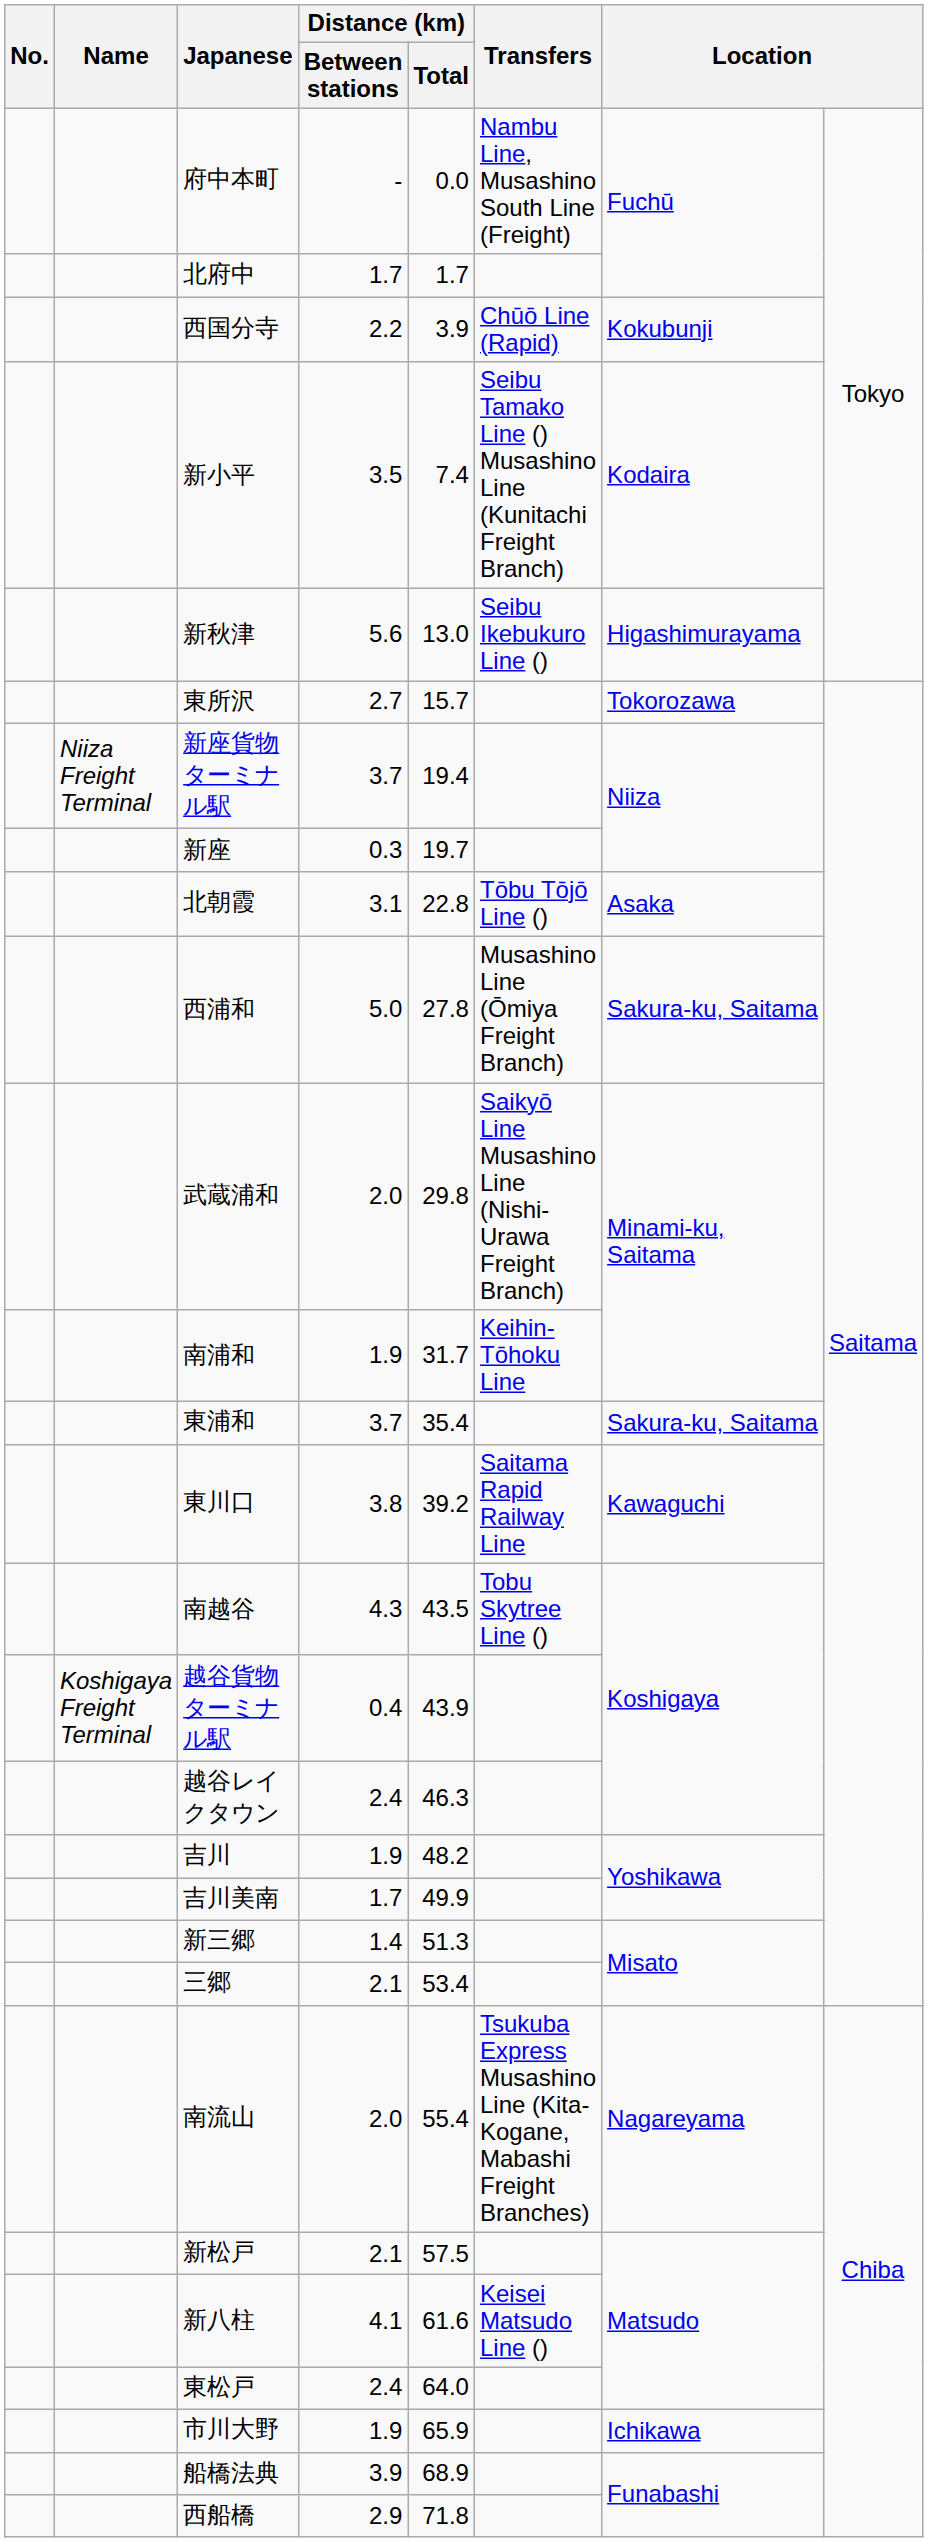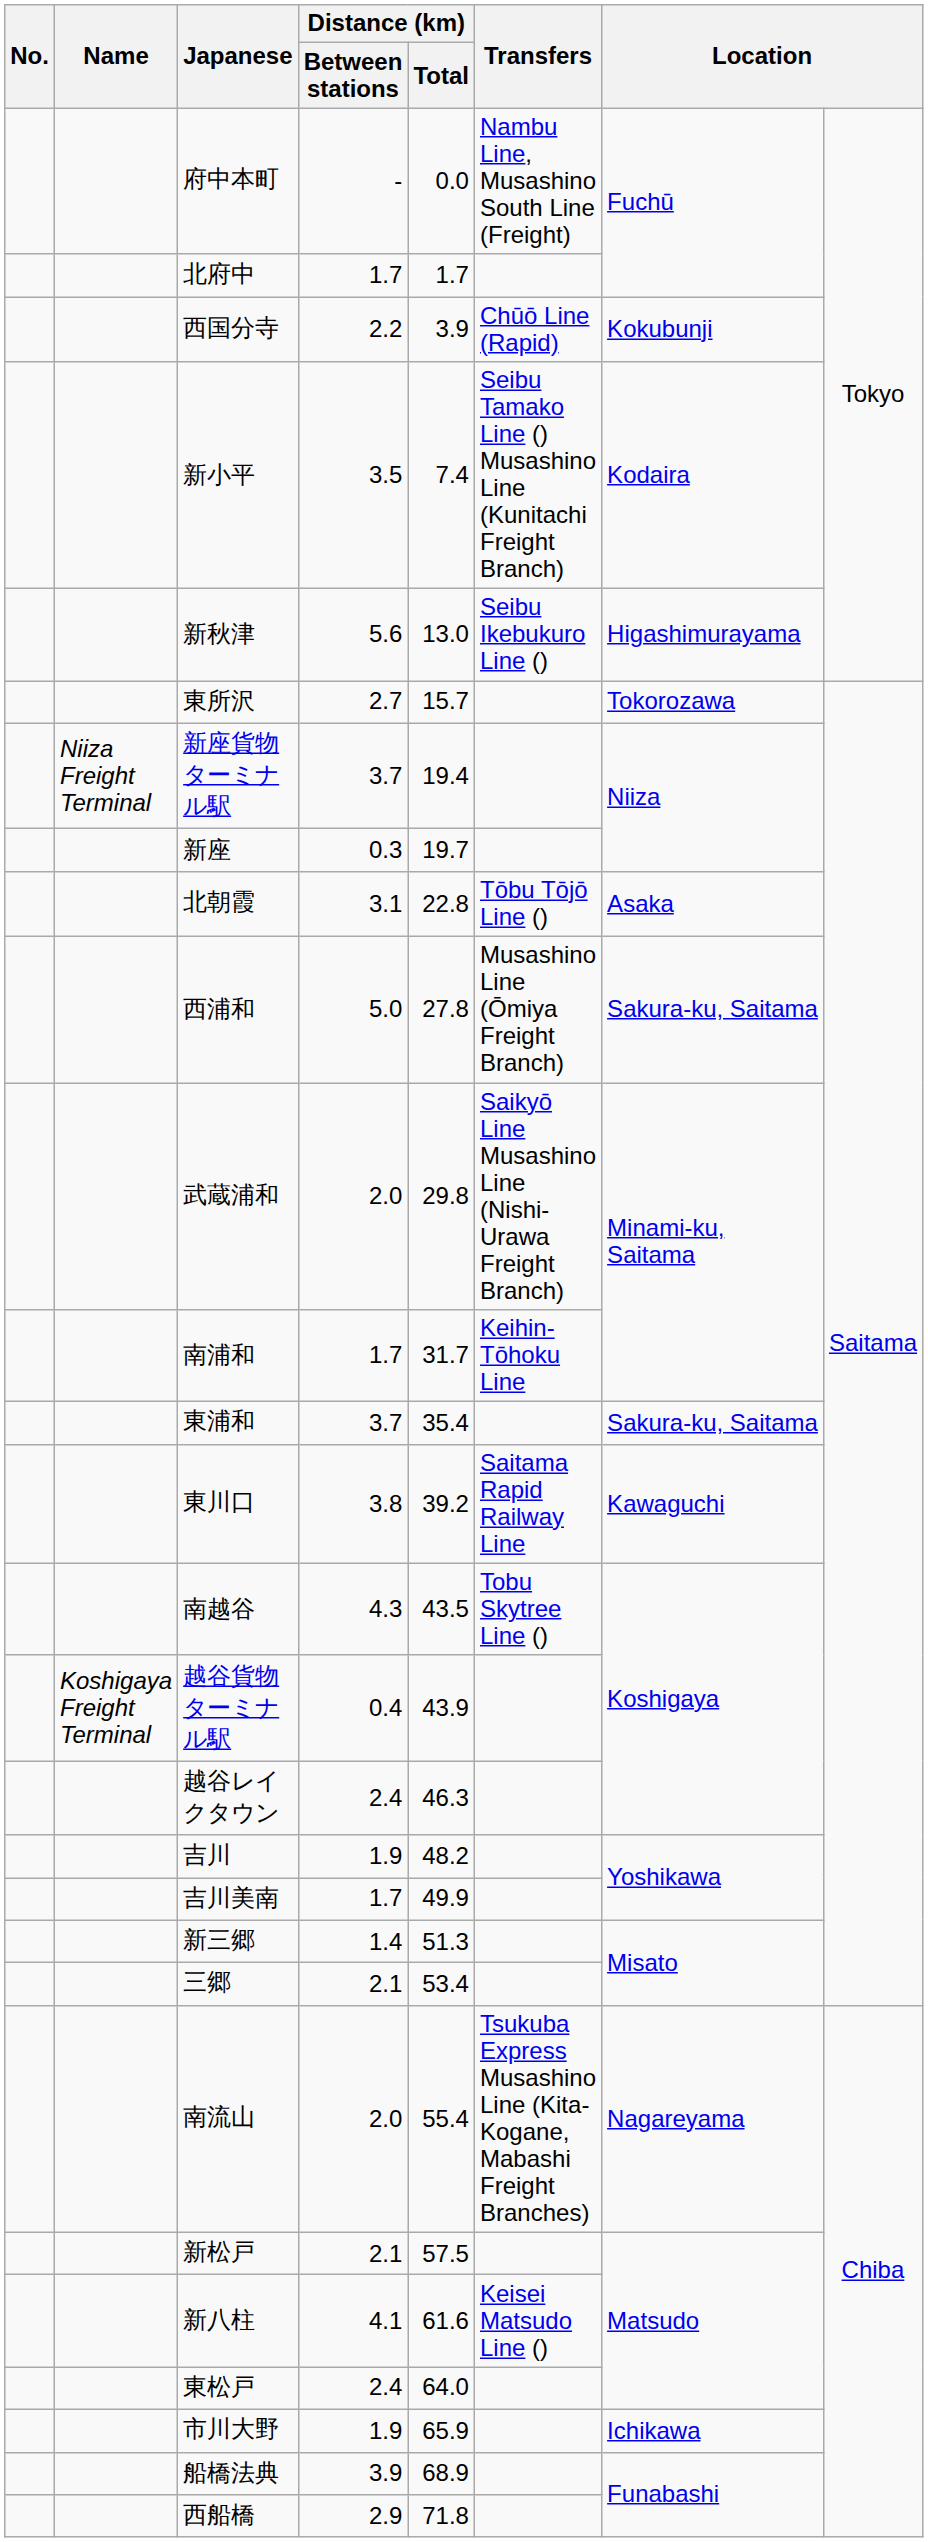(386, 1355) 1.9 -> (386, 1355) 1.7
